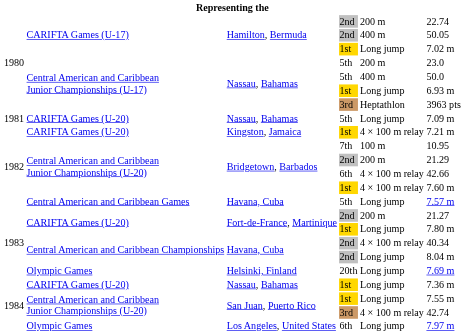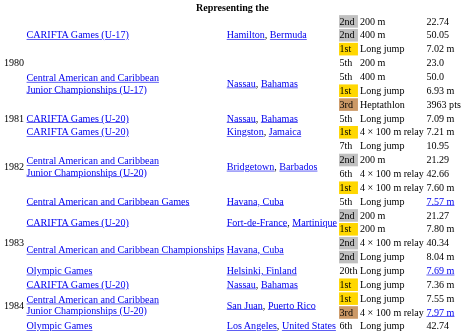(373, 146) 100 m -> (382, 146) Long jump
(382, 229) Long jump -> (373, 229) 200 m
(438, 312) 42.74 -> (440, 312) 7.97 m
(440, 326) 7.97 m -> (438, 326) 42.74
